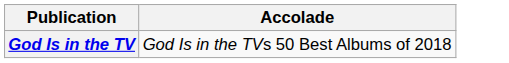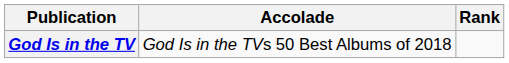+ column: (480, 17)
